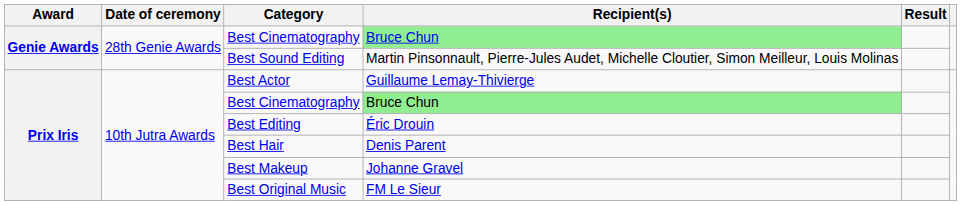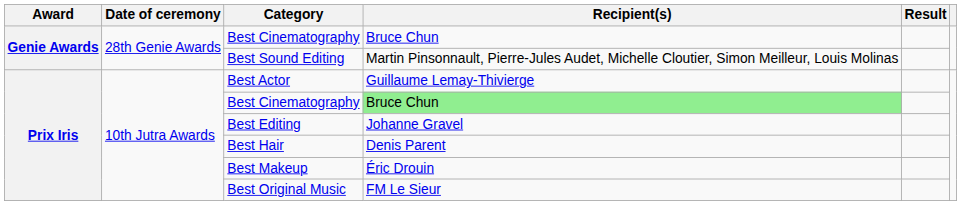(402, 37) lightgreen background -> (402, 37) no background
(400, 124) Éric Drouin -> (415, 124) Johanne Gravel
(415, 168) Johanne Gravel -> (400, 168) Éric Drouin
